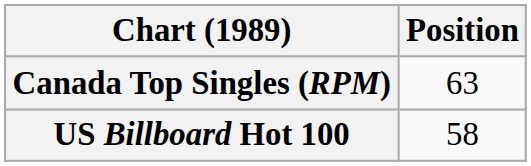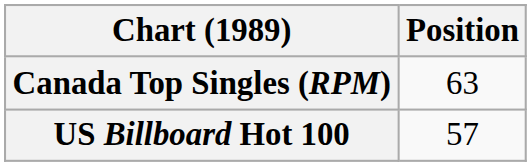(462, 134) 58 -> (462, 134) 57
